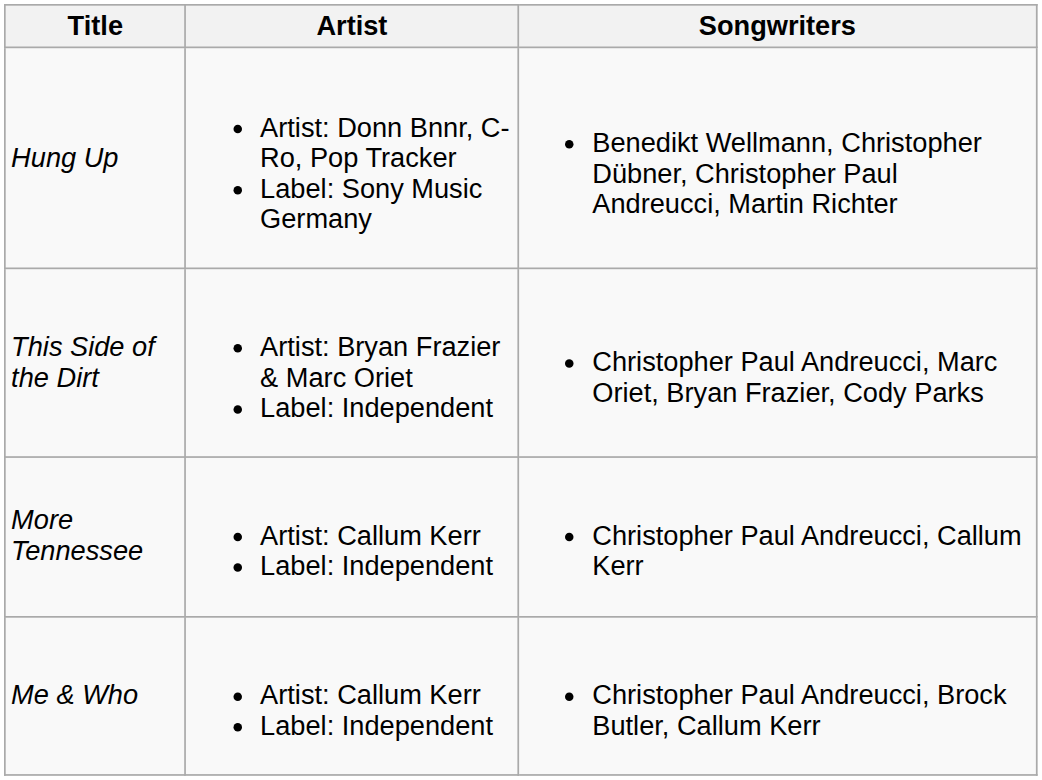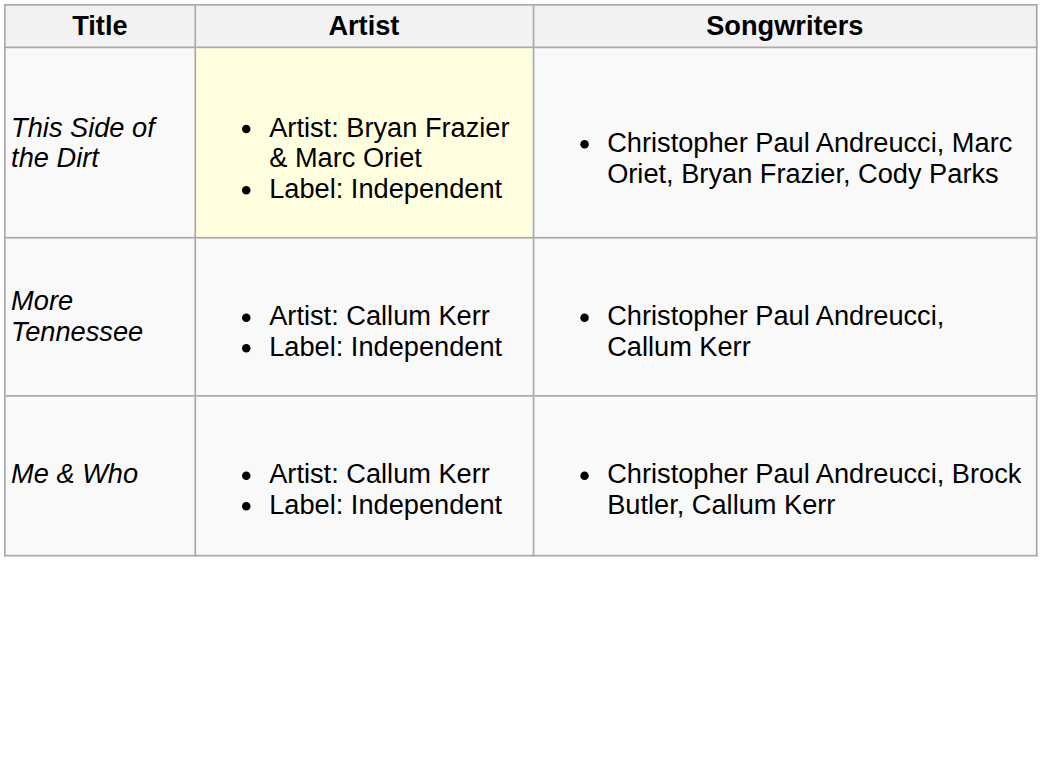- row: (65, 157)
(352, 378) no background -> (364, 158) lightyellow background
